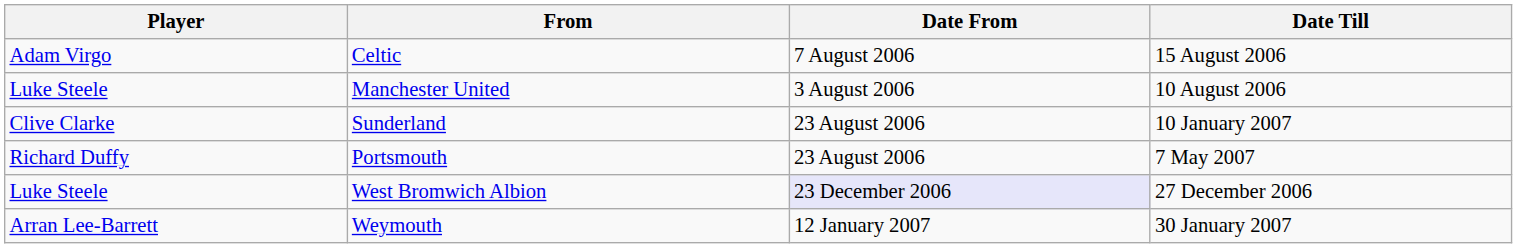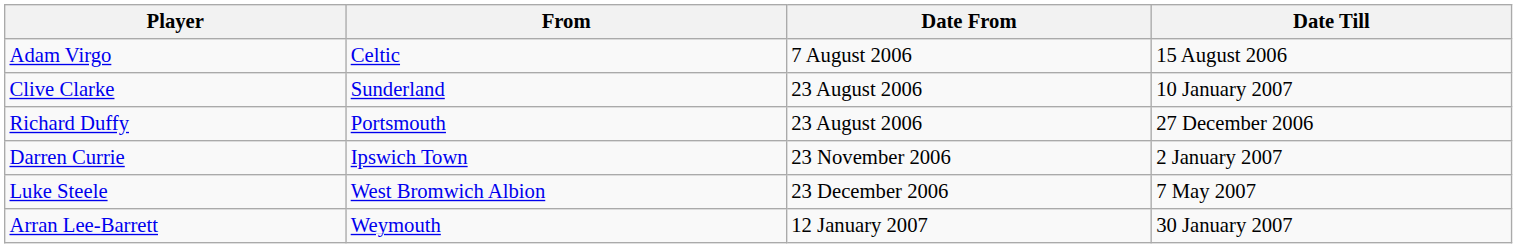- row: (431, 89)
(1205, 158) 7 May 2007 -> (1235, 123) 27 December 2006
+ row: (409, 158)
(872, 192) lavender background -> (870, 192) no background
(1234, 192) 27 December 2006 -> (1206, 192) 7 May 2007
